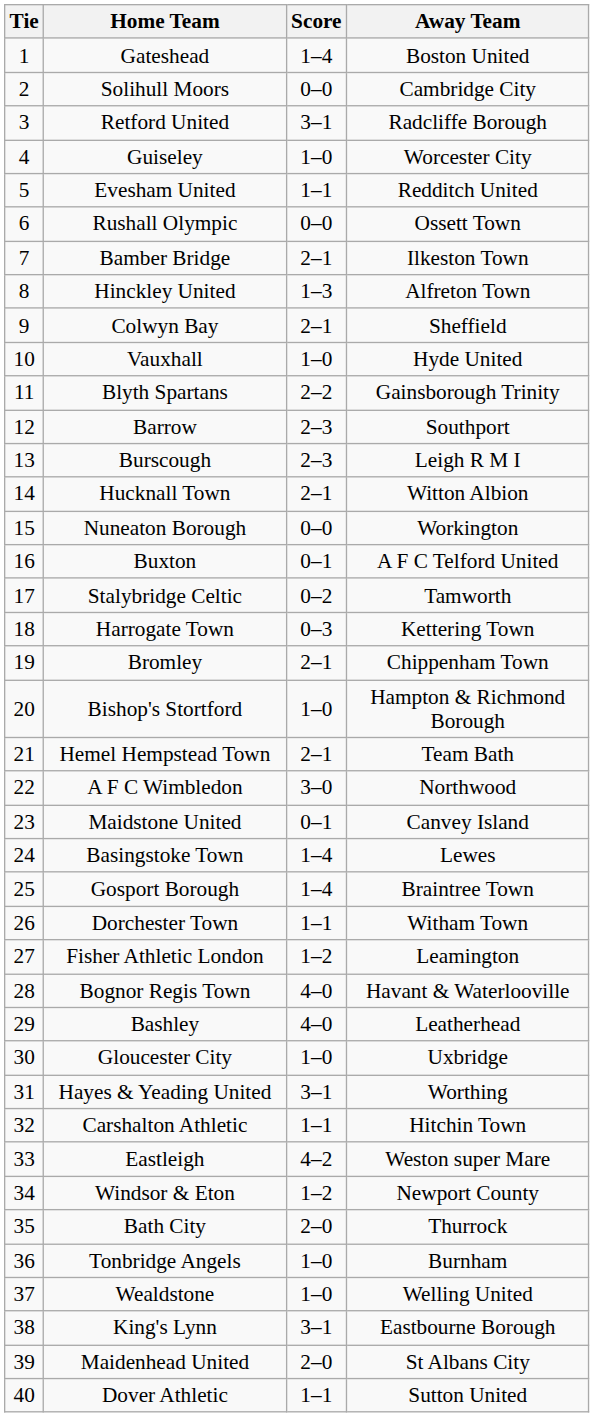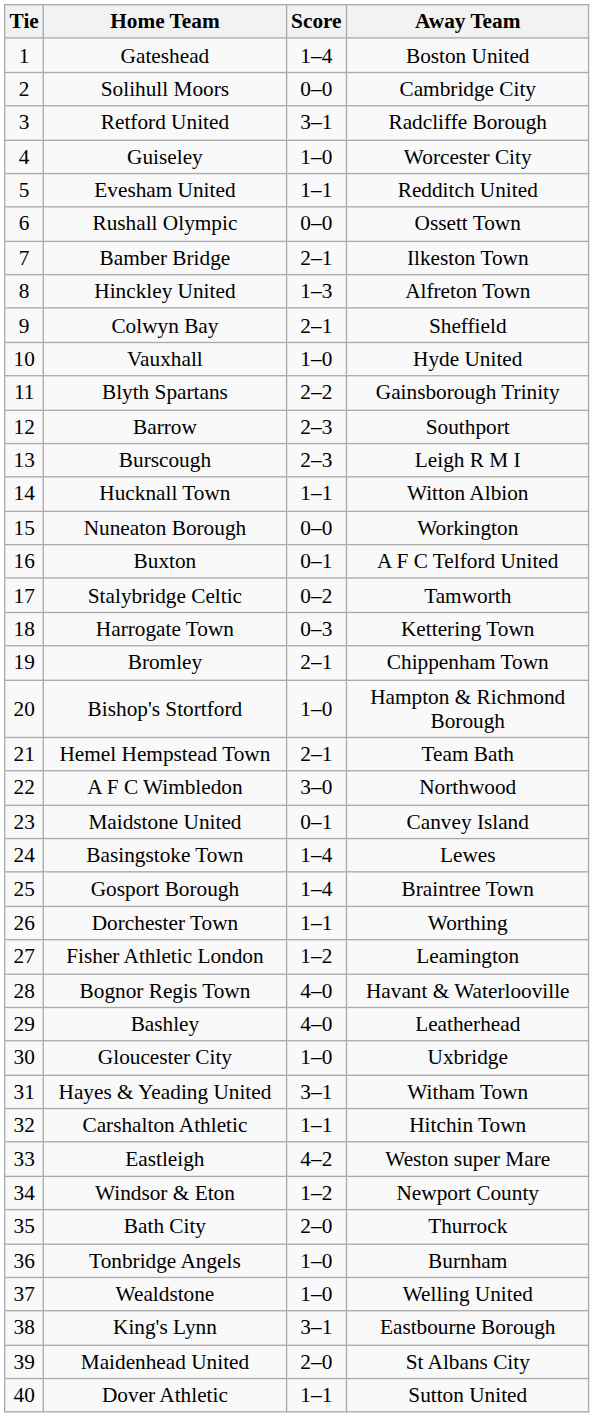(316, 493) 2–1 -> (316, 493) 1–1
(468, 922) Witham Town -> (468, 922) Worthing
(468, 1091) Worthing -> (468, 1091) Witham Town
